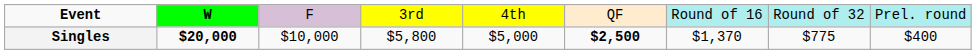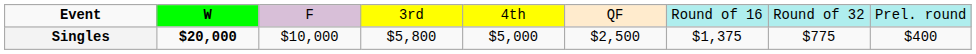(615, 38) bold -> (615, 38) normal
(717, 38) $1,370 -> (717, 38) $1,375
